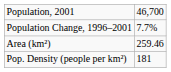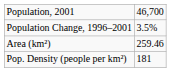(147, 28) 7.7% -> (147, 28) 3.5%
